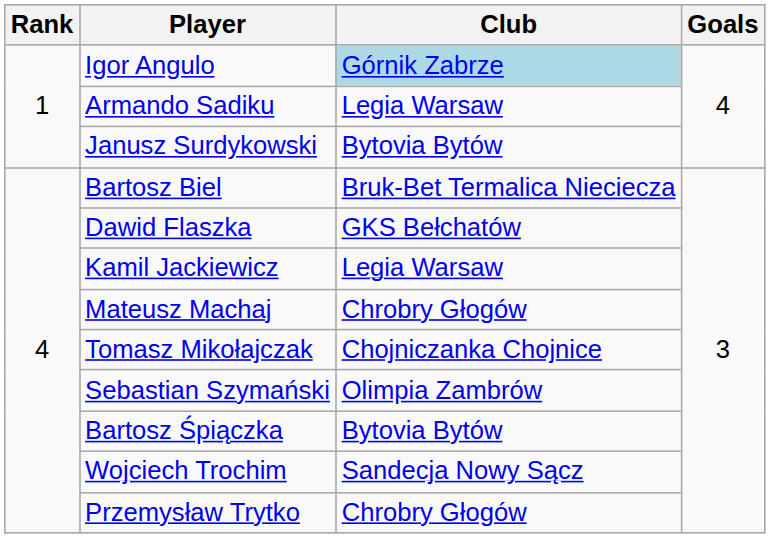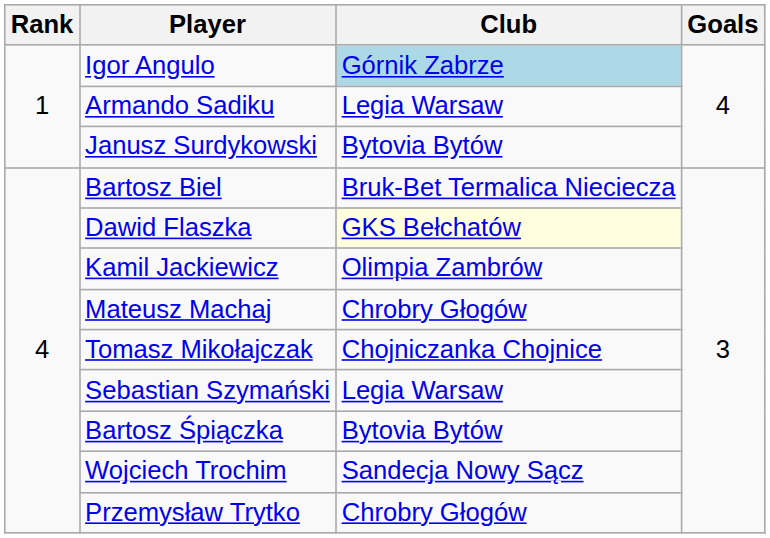(431, 227) no background -> (431, 227) lightyellow background
(422, 268) Legia Warsaw -> (442, 268) Olimpia Zambrów
(442, 390) Olimpia Zambrów -> (422, 390) Legia Warsaw
